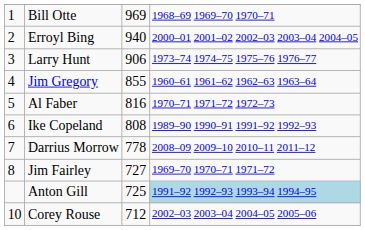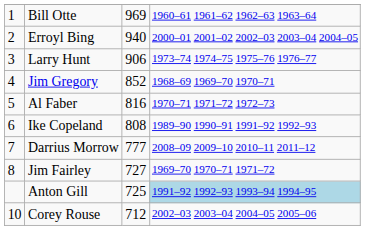(213, 15) 1968–69 1969–70 1970–71 -> (234, 15) 1960–61 1961–62 1962–63 1963–64
(136, 81) 855 -> (136, 81) 852
(234, 81) 1960–61 1961–62 1962–63 1963–64 -> (213, 81) 1968–69 1969–70 1970–71
(136, 147) 778 -> (136, 147) 777
